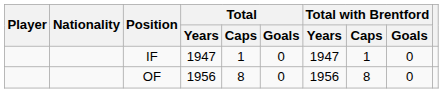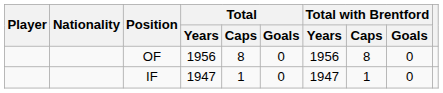rows swapped: (152, 56) <-> (152, 77)
